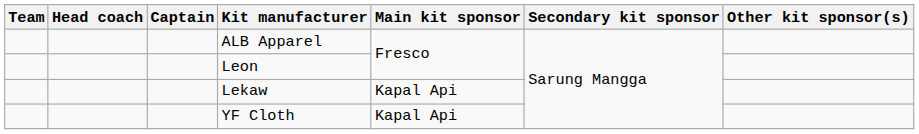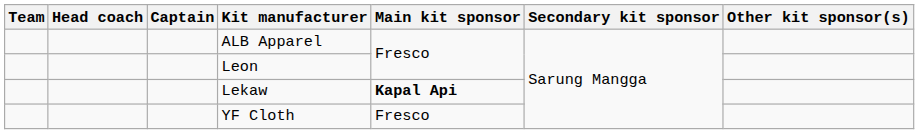(416, 91) normal -> (416, 91) bold
(416, 116) Kapal Api -> (402, 116) Fresco
